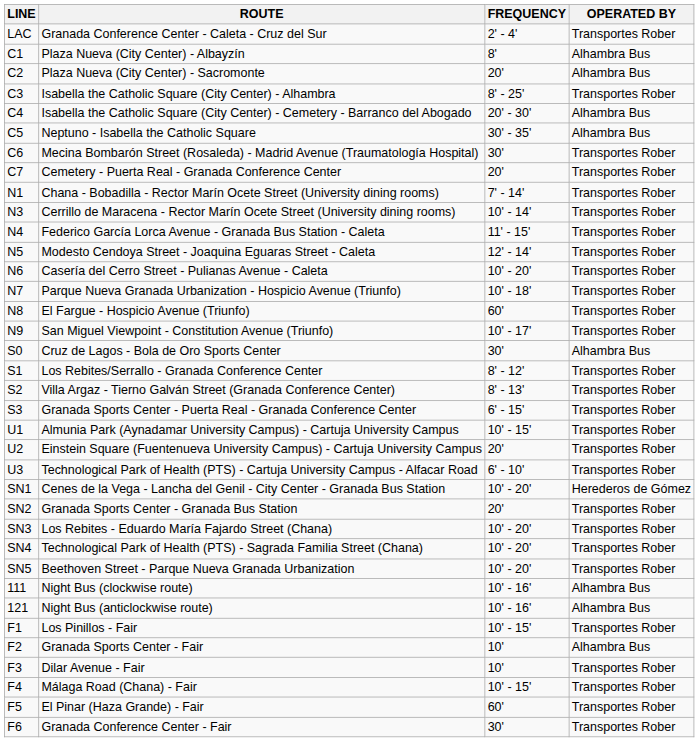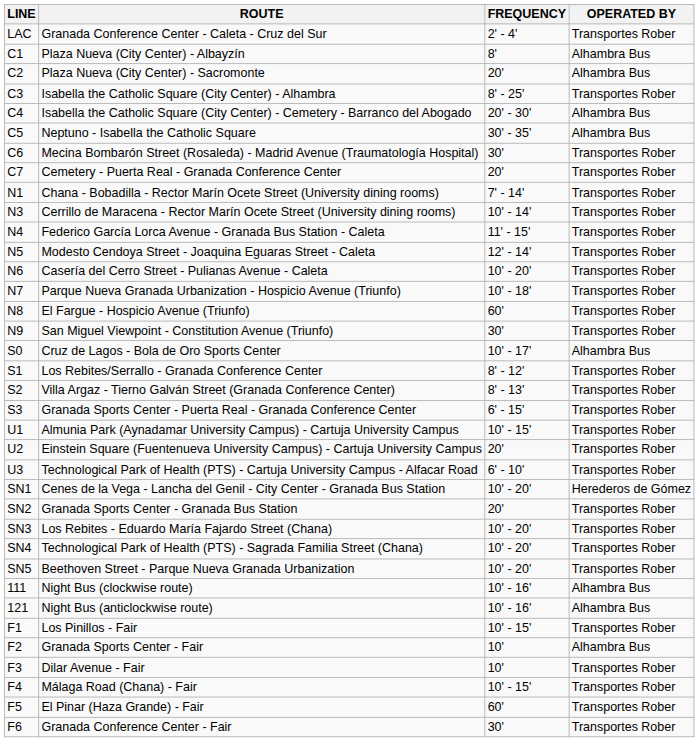(509, 331) 10' - 17' -> (496, 331) 30'
(496, 350) 30' -> (509, 350) 10' - 17'
